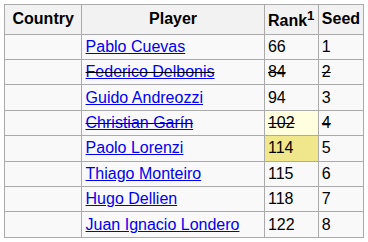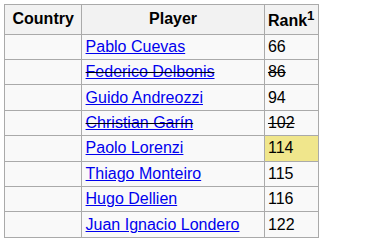- column: (341, 19)
(277, 72) 84 -> (277, 72) 86
(281, 123) lightyellow background -> (281, 123) no background
(281, 199) 118 -> (281, 199) 116
